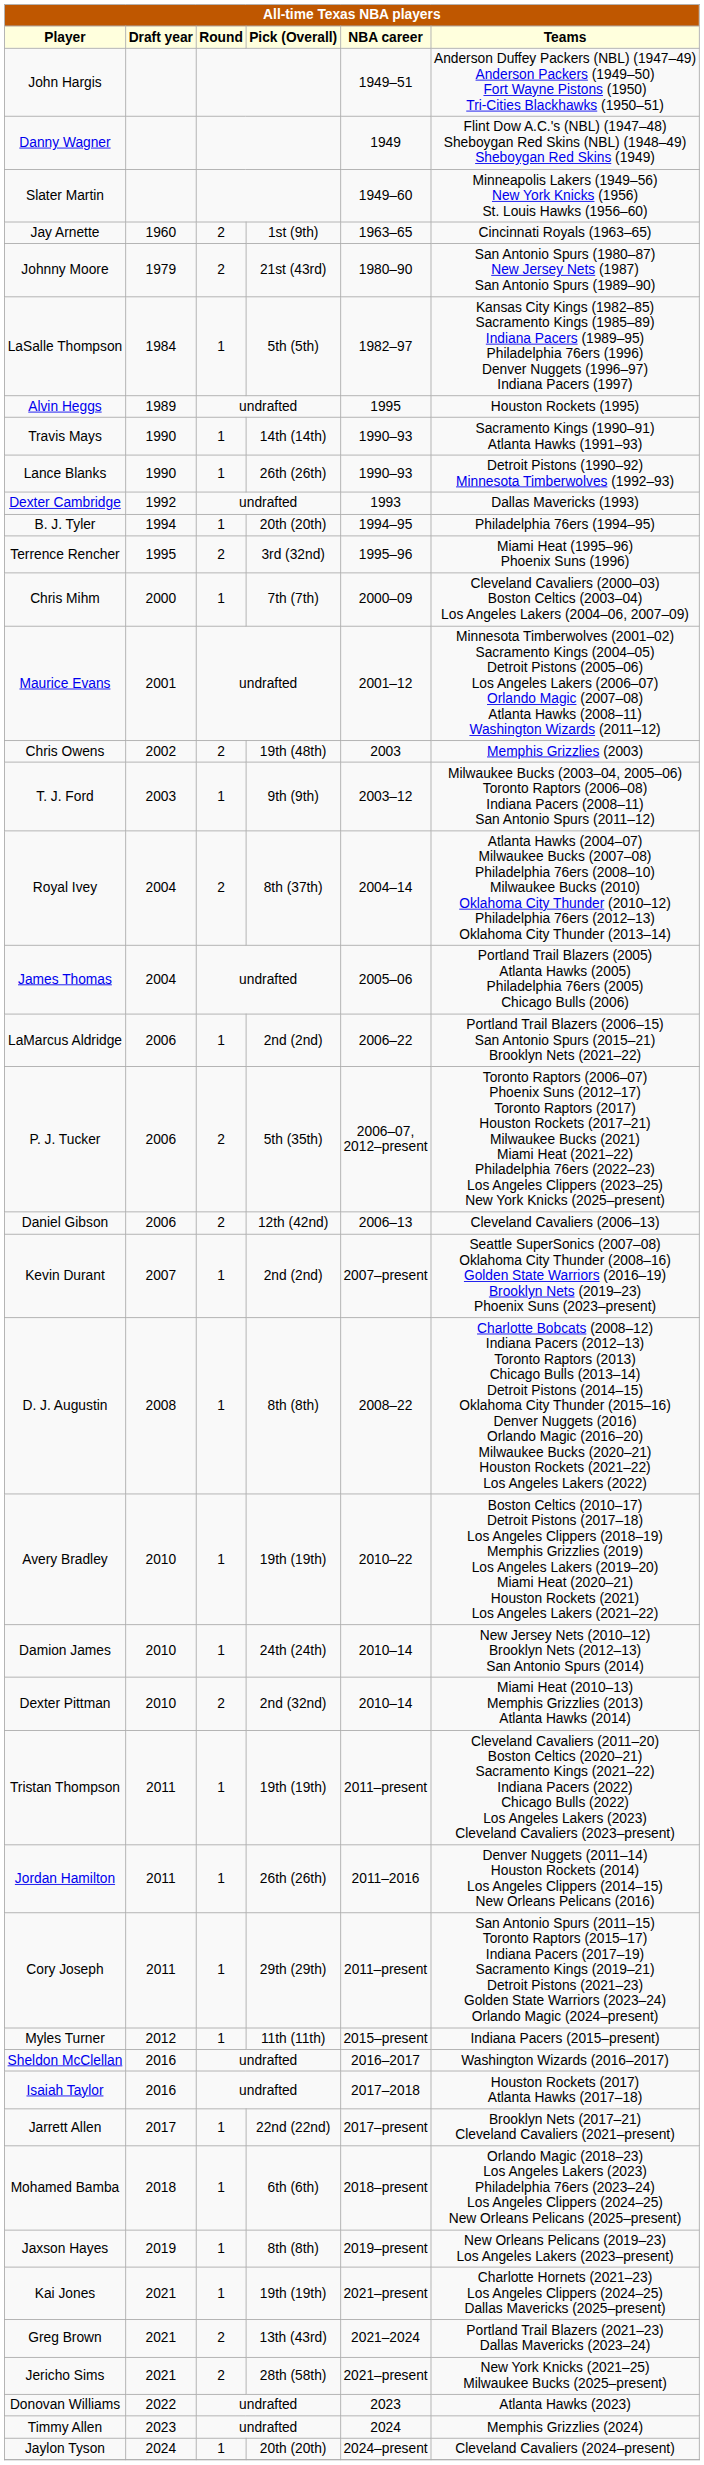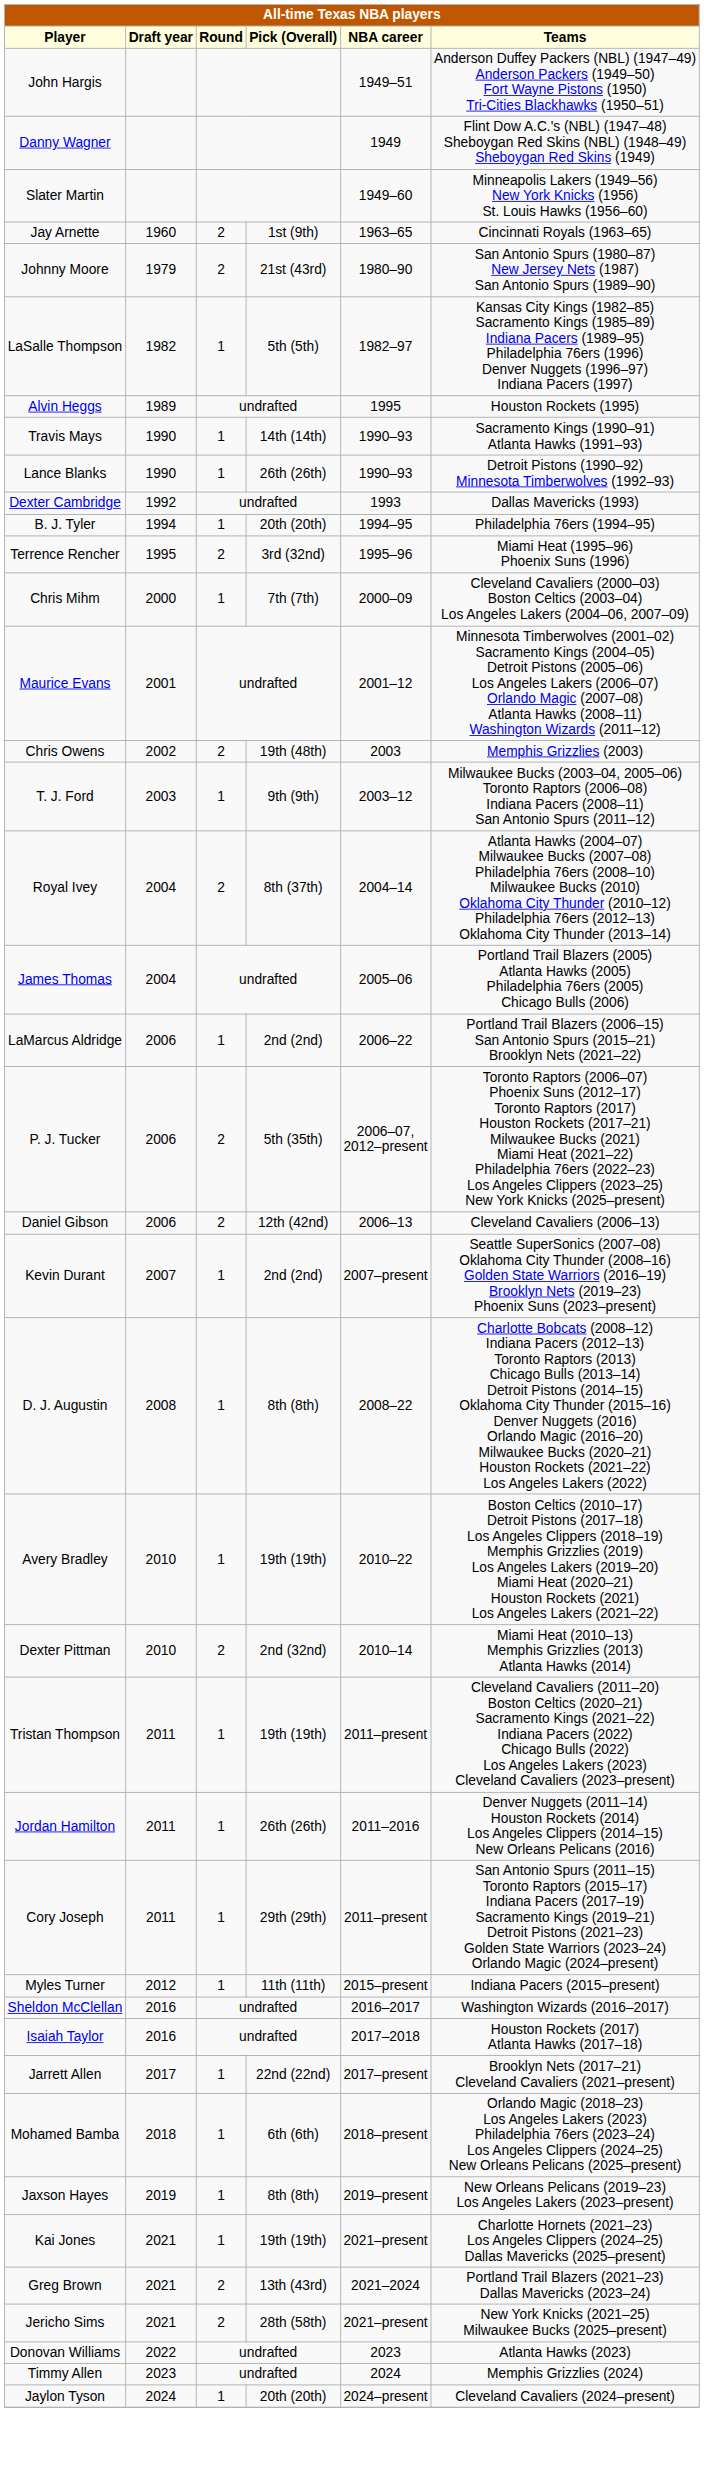(161, 346) 1984 -> (161, 346) 1982
- row: (65, 1650)
